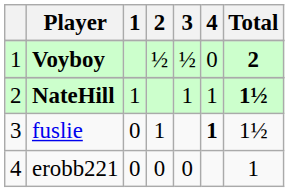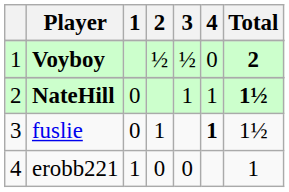(135, 95) 1 -> (135, 95) 0
(135, 167) 0 -> (135, 167) 1
